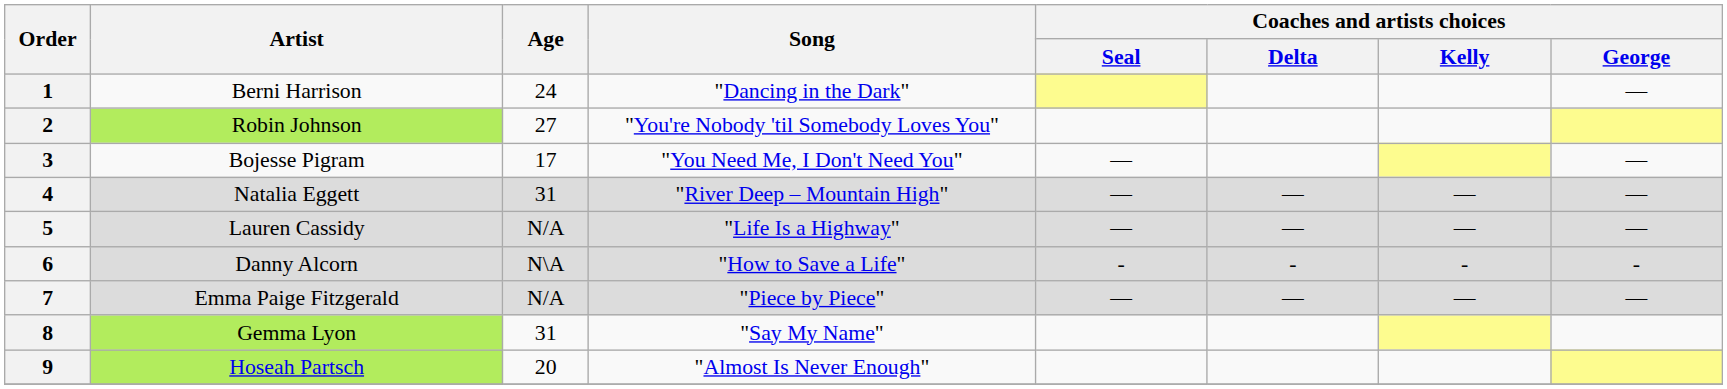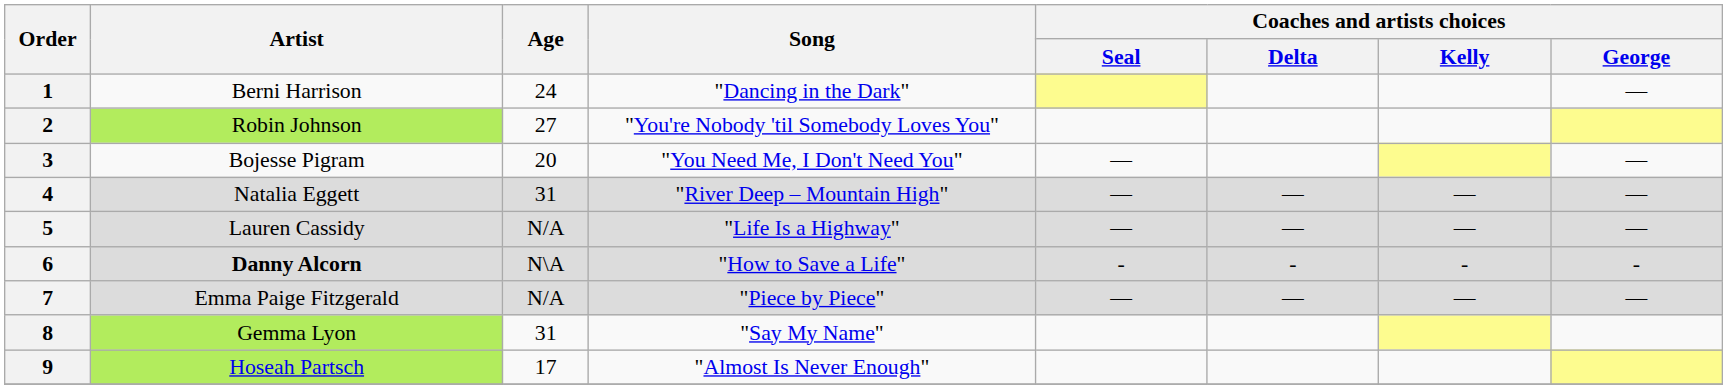(546, 159) 17 -> (546, 159) 20
(297, 263) normal -> (297, 263) bold
(546, 366) 20 -> (546, 366) 17
